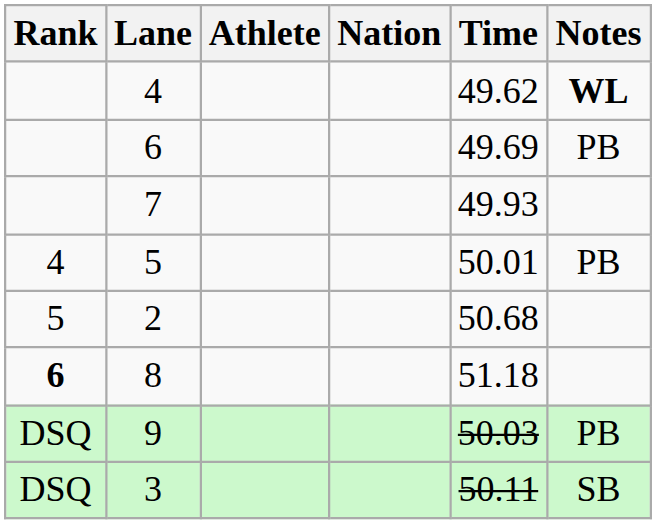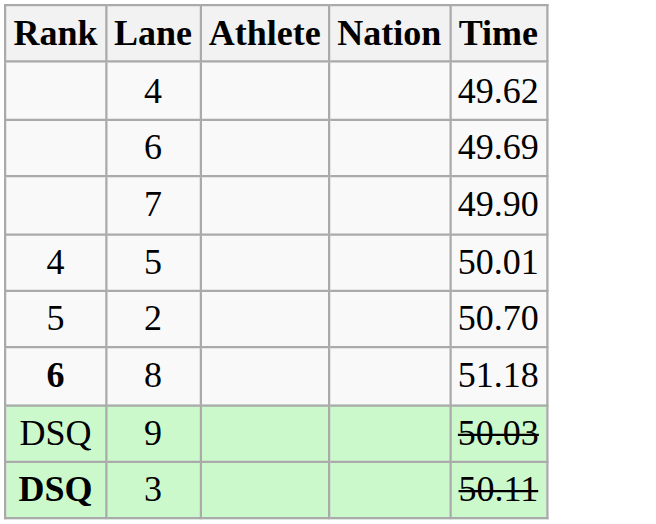- column: (598, 33)
(498, 204) 49.93 -> (498, 204) 49.90
(498, 318) 50.68 -> (498, 318) 50.70
(55, 489) normal -> (55, 489) bold
